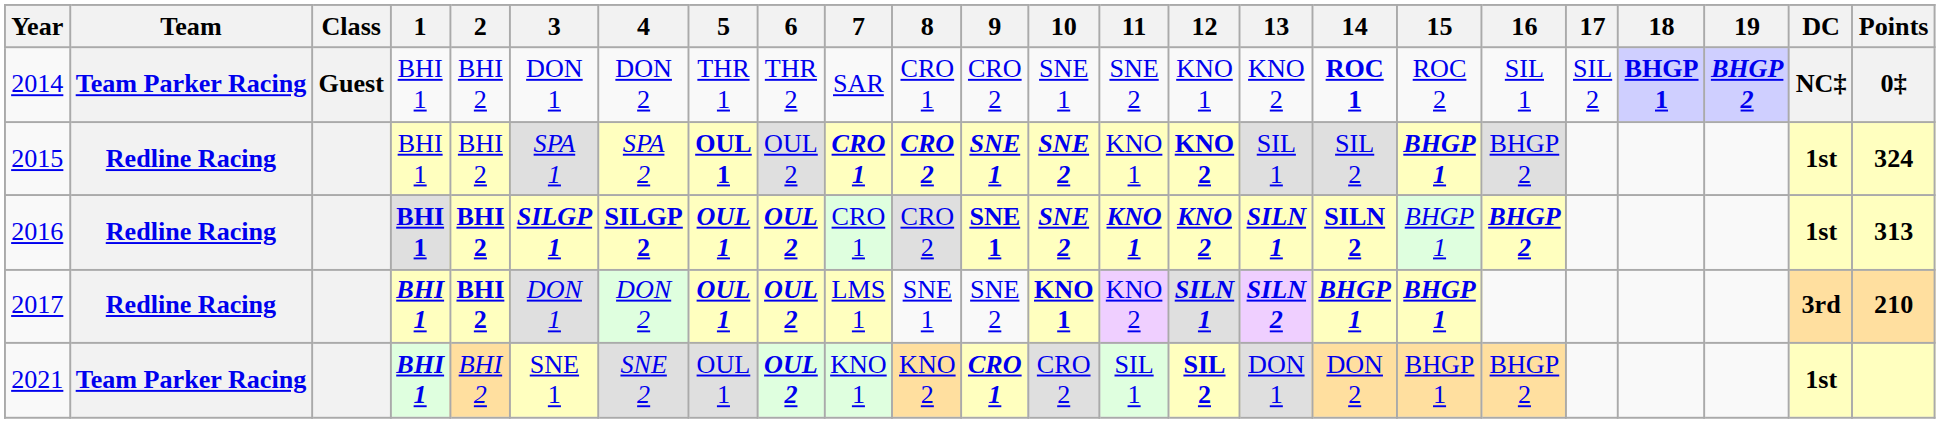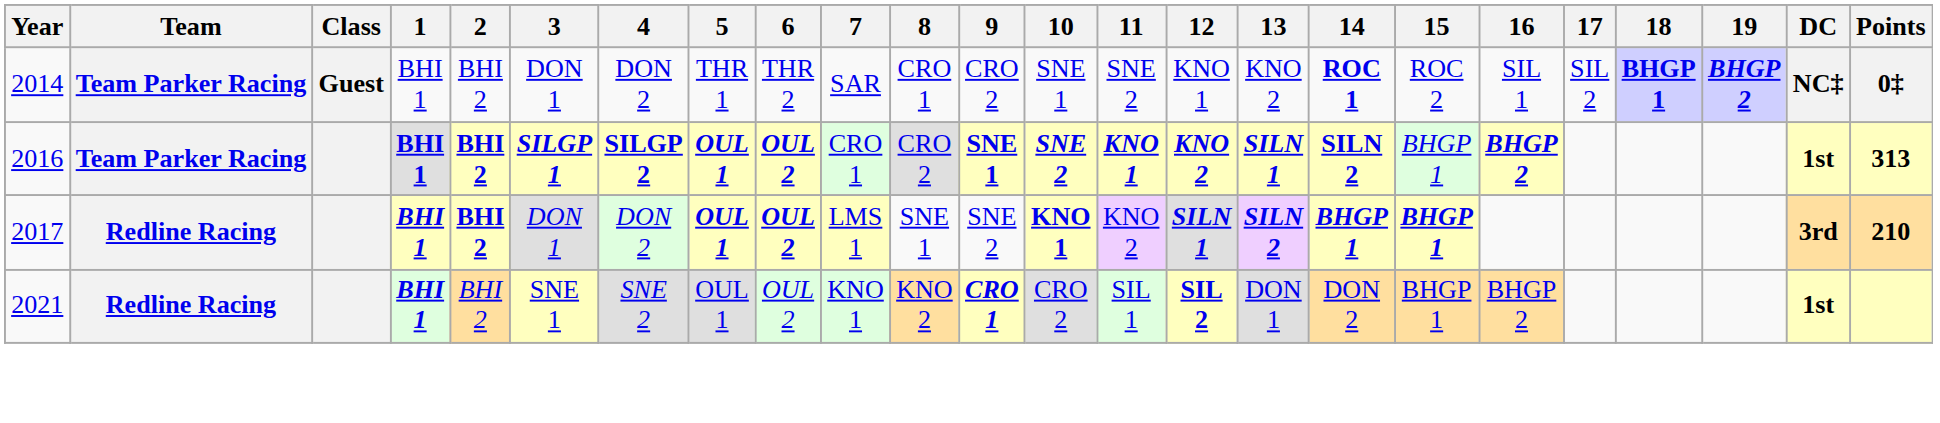- row: (37, 157)
(191, 231) Redline Racing -> (191, 157) Team Parker Racing
(191, 379) Team Parker Racing -> (191, 305) Redline Racing
(791, 379) bold -> (788, 305) normal
